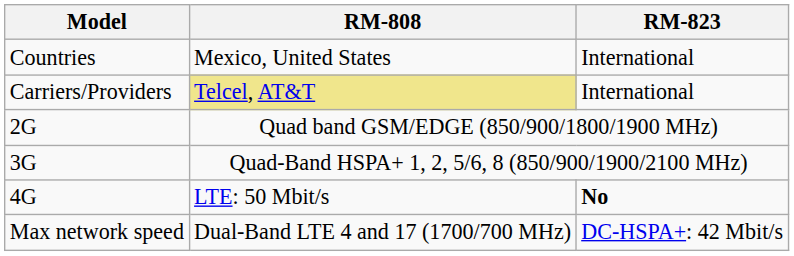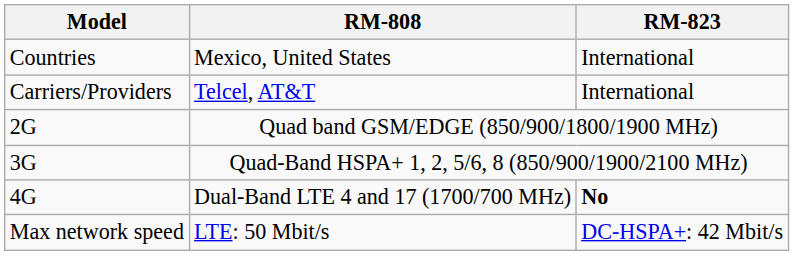(255, 92) khaki background -> (255, 92) no background
(262, 197) LTE: 50 Mbit/s -> (383, 197) Dual-Band LTE 4 and 17 (1700/700 MHz)
(383, 232) Dual-Band LTE 4 and 17 (1700/700 MHz) -> (262, 232) LTE: 50 Mbit/s
